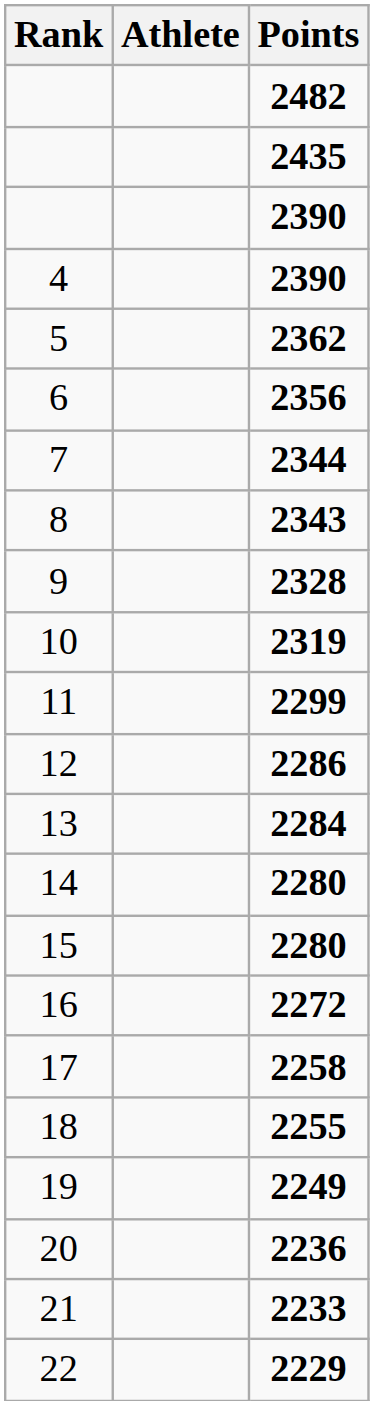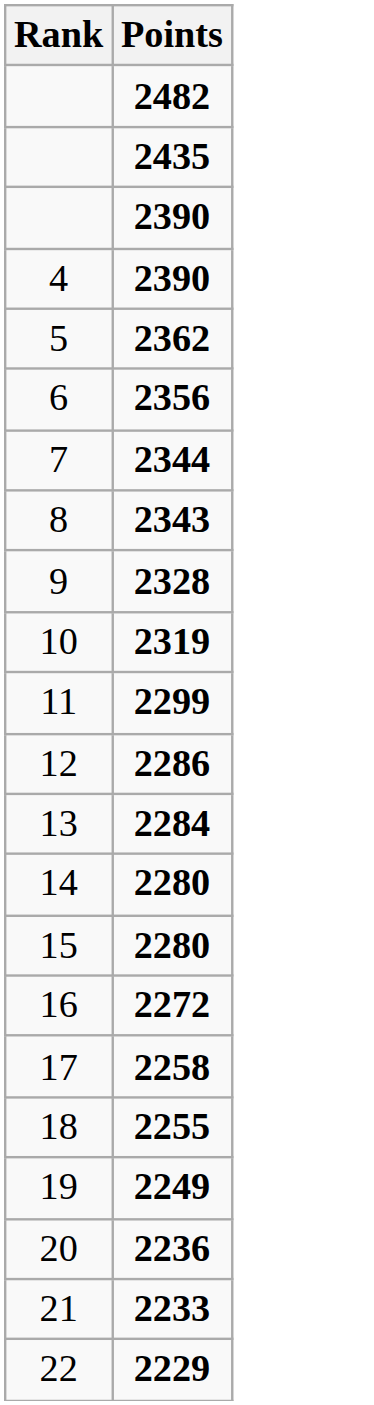- column: (180, 34)
